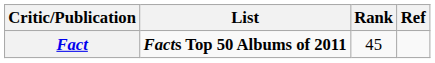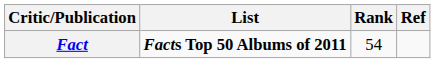(374, 44) 45 -> (374, 44) 54
